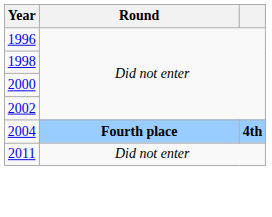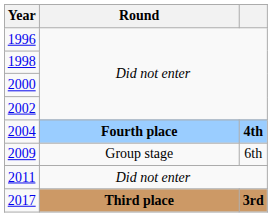+ row: (22, 154)
+ row: (22, 200)
